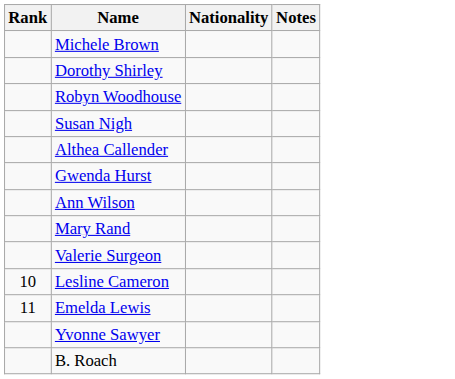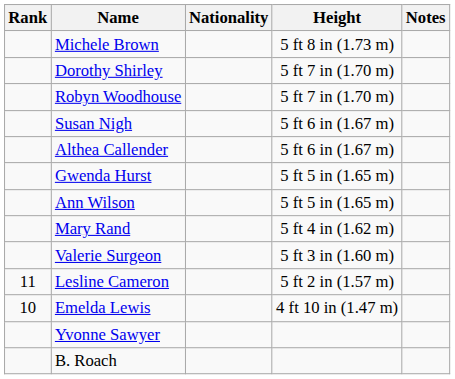+ column: (337, 17)
(28, 281) 10 -> (28, 281) 11
(28, 307) 11 -> (28, 307) 10
